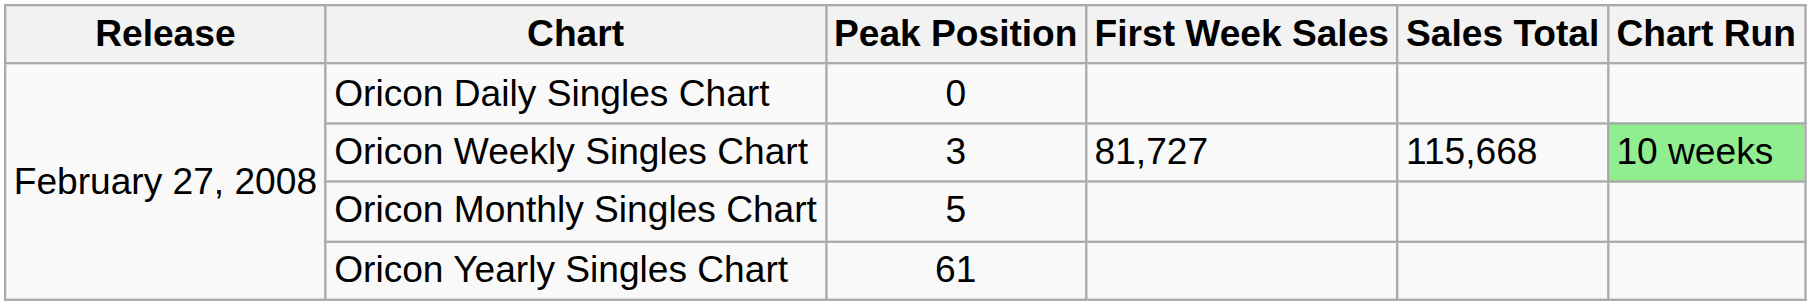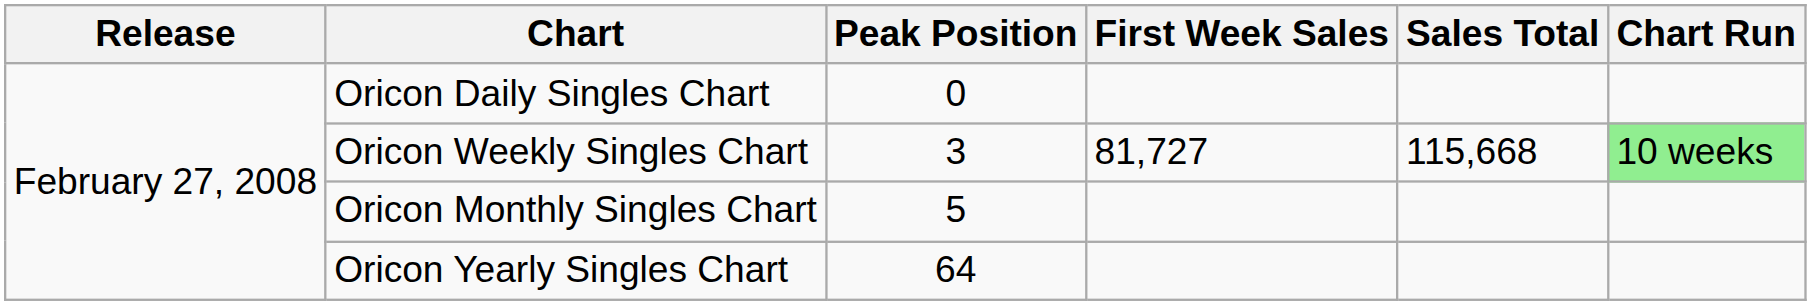(956, 269) 61 -> (956, 269) 64
